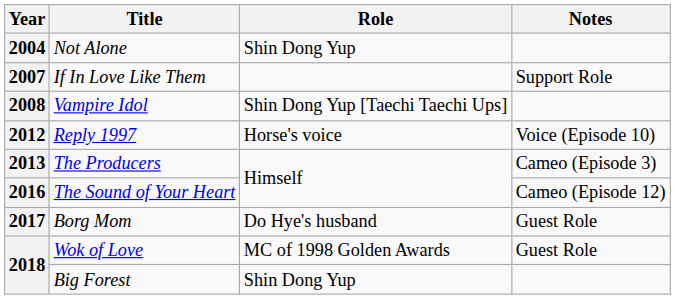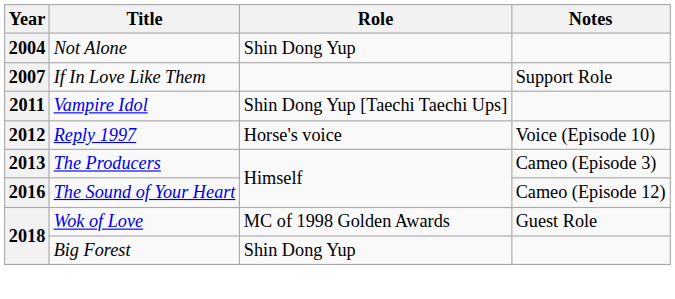(27, 105) 2008 -> (27, 105) 2011
- row: (93, 221)
